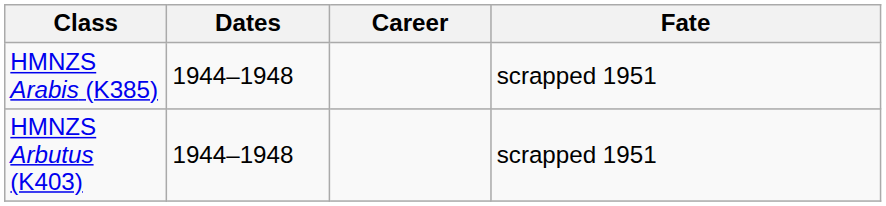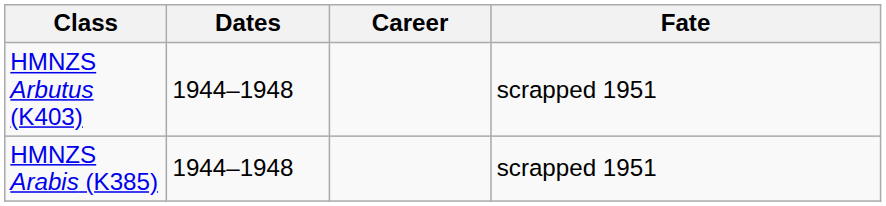rows swapped: (84, 75) <-> (53, 154)
